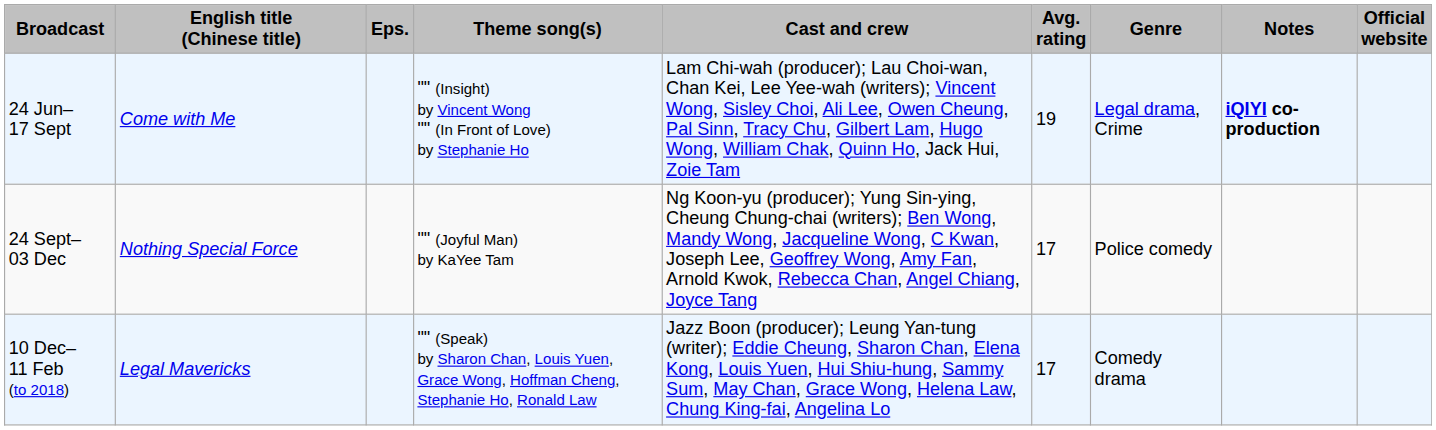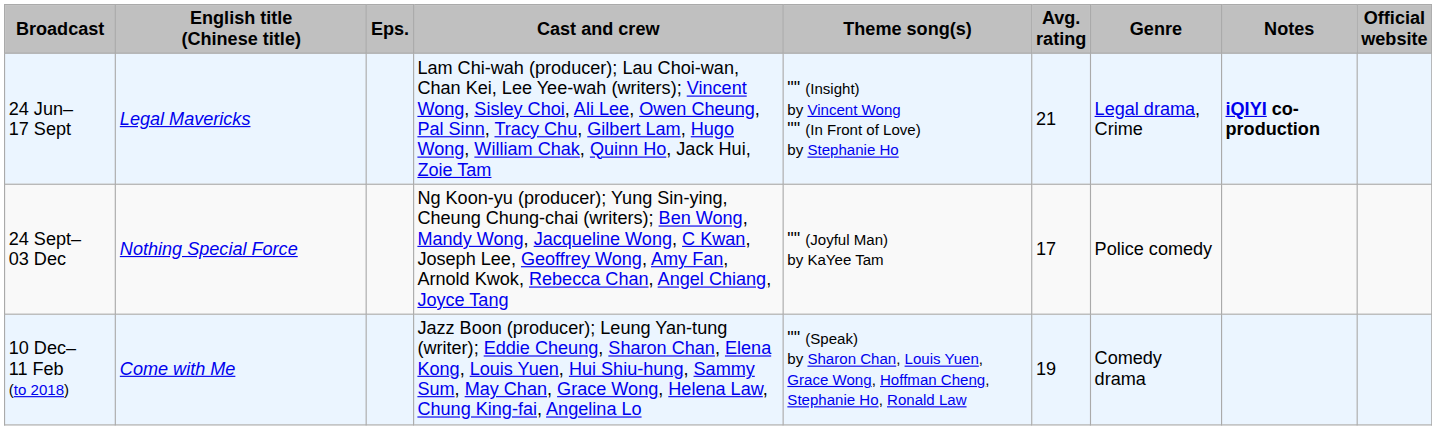columns swapped: (847, 29) <-> (538, 29)
(178, 118) Come with Me -> (185, 118) Legal Mavericks
(1046, 118) 19 -> (1046, 118) 21
(185, 369) Legal Mavericks -> (178, 369) Come with Me
(1046, 369) 17 -> (1046, 369) 19
